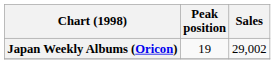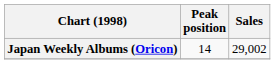(205, 48) 19 -> (205, 48) 14
